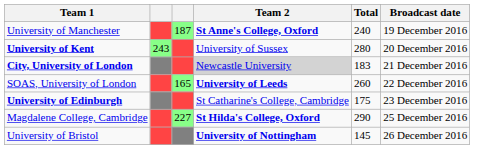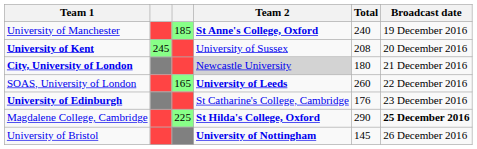(183, 30) 187 -> (183, 30) 185
(161, 48) 243 -> (161, 48) 245
(362, 48) 280 -> (362, 48) 208
(362, 65) 183 -> (362, 65) 180
(362, 100) 175 -> (362, 100) 176
(183, 118) 227 -> (183, 118) 225
(425, 118) normal -> (426, 118) bold
